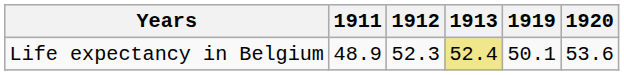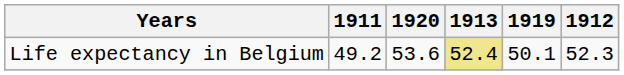columns swapped: (416, 21) <-> (590, 21)
(358, 54) 48.9 -> (358, 54) 49.2
